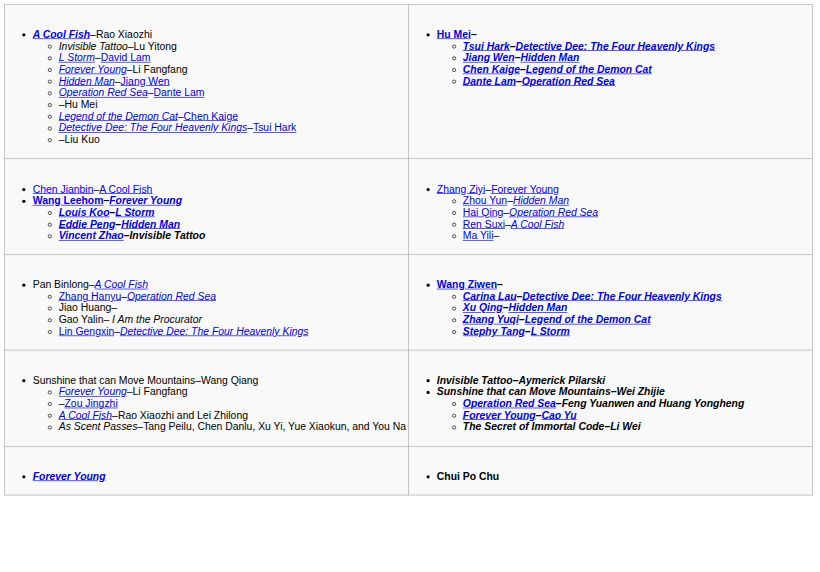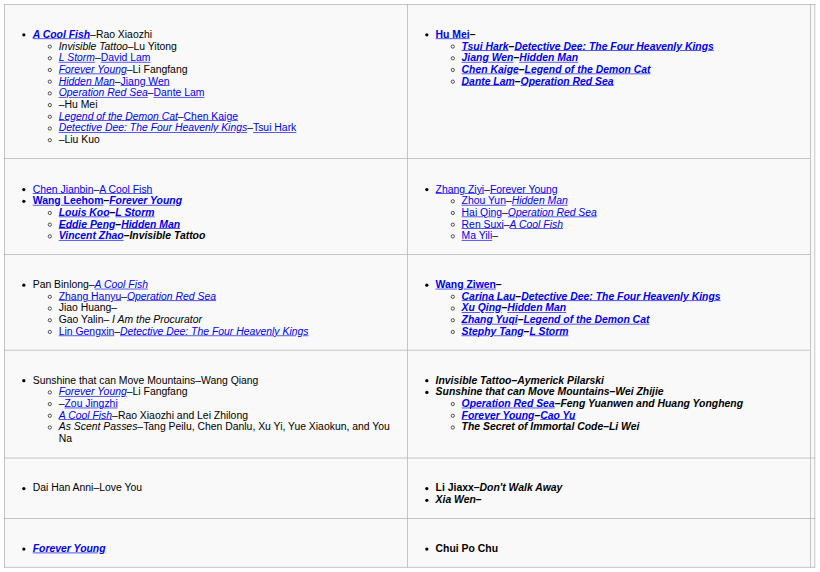+ row: (206, 488)
